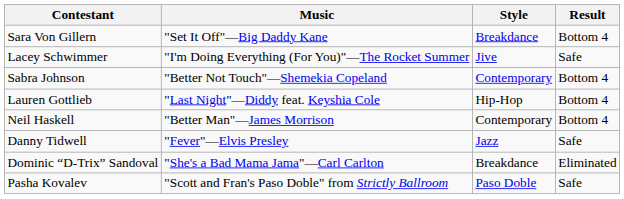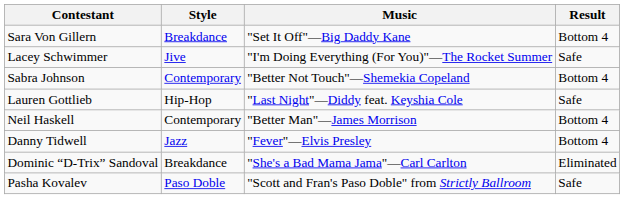columns swapped: (514, 15) <-> (317, 15)
(583, 99) Bottom 4 -> (570, 99) Safe
(570, 141) Safe -> (583, 141) Bottom 4
